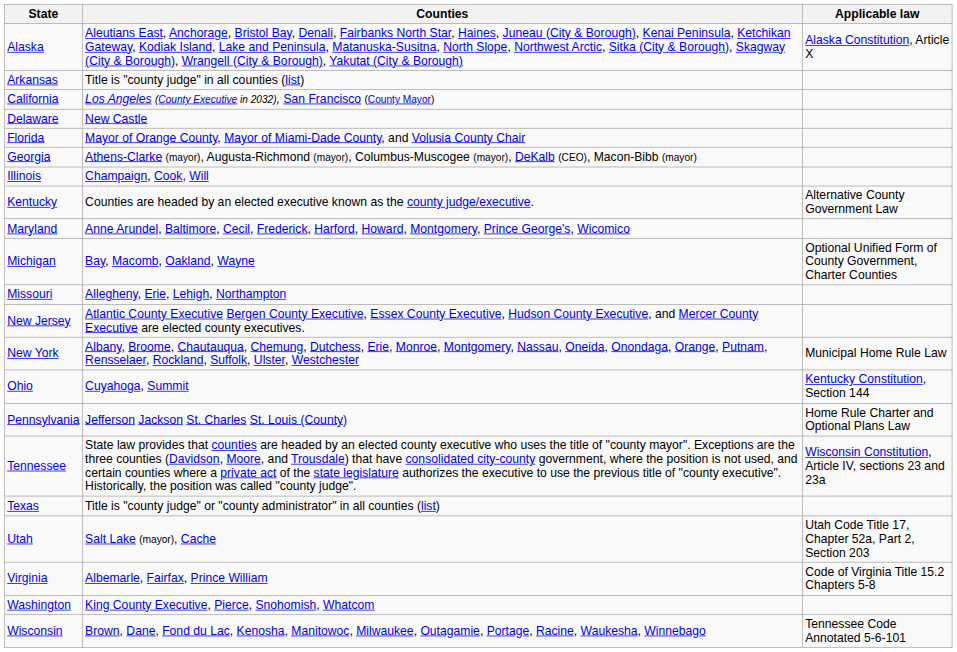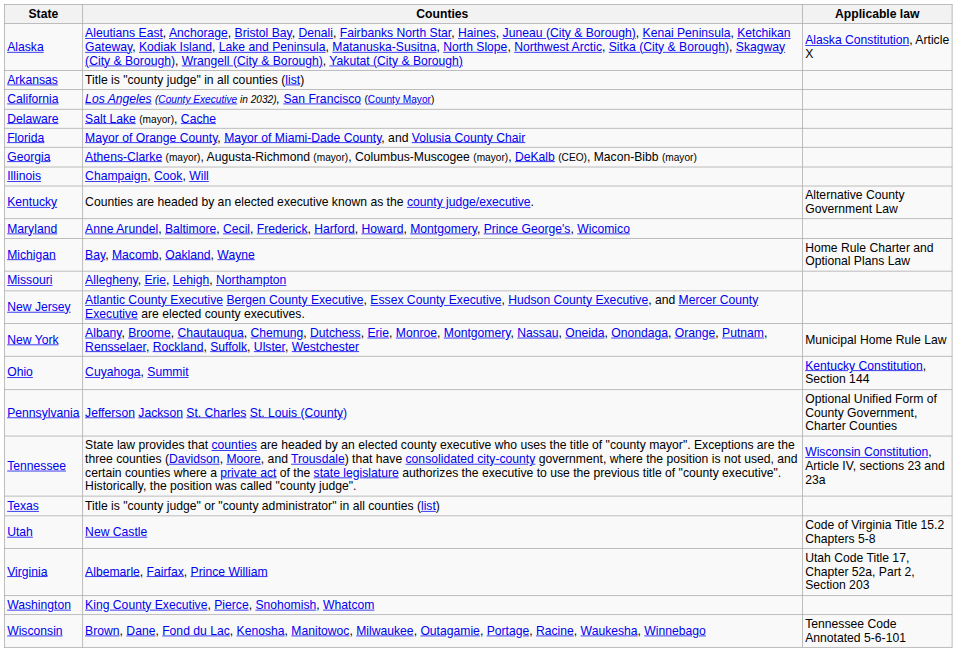(116, 118) New Castle -> (151, 118) Salt Lake (mayor), Cache
(871, 261) Optional Unified Form of County Government, Charter Counties -> (869, 254) Home Rule Charter and Optional Plans Law
(869, 419) Home Rule Charter and Optional Plans Law -> (871, 412) Optional Unified Form of County Government, Charter Counties
(151, 539) Salt Lake (mayor), Cache -> (116, 532) New Castle
(860, 539) Utah Code Title 17, Chapter 52a, Part 2, Section 203 -> (875, 532) Code of Virginia Title 15.2 Chapters 5-8
(875, 578) Code of Virginia Title 15.2 Chapters 5-8 -> (860, 572) Utah Code Title 17, Chapter 52a, Part 2, Section 203
